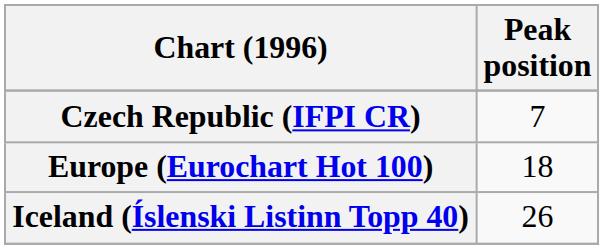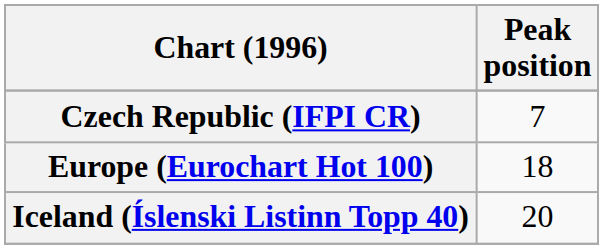(538, 217) 26 -> (538, 217) 20
